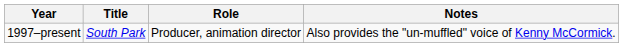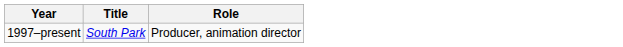- column: (461, 14)
